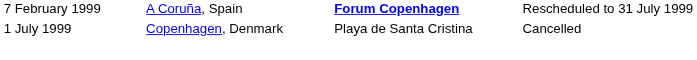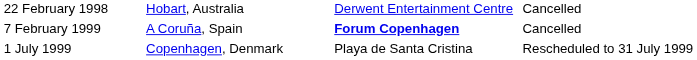+ row: (56, 8)
(608, 8) Rescheduled to 31 July 1999 -> (552, 29) Cancelled
(552, 29) Cancelled -> (608, 49) Rescheduled to 31 July 1999
